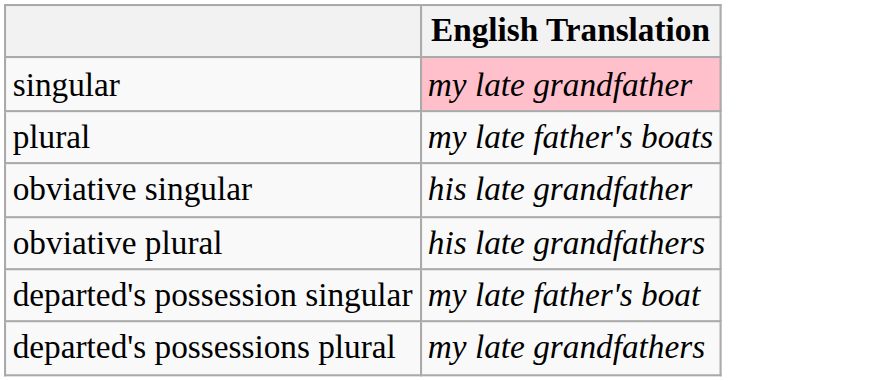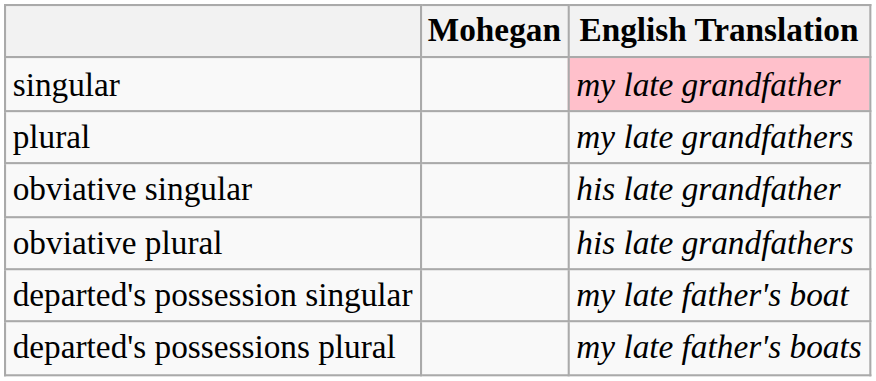+ column: (494, 30)
(570, 136) my late father's boats -> (715, 136) my late grandfathers
(566, 347) my late grandfathers -> (719, 347) my late father's boats
